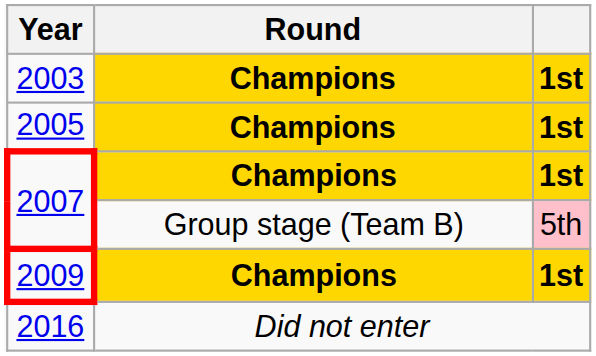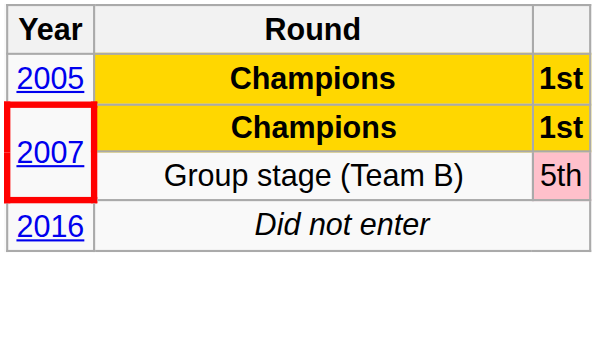- row: (50, 78)
- row: (50, 275)
